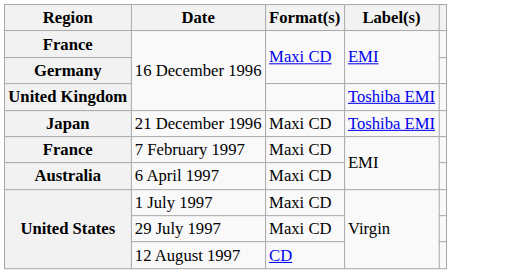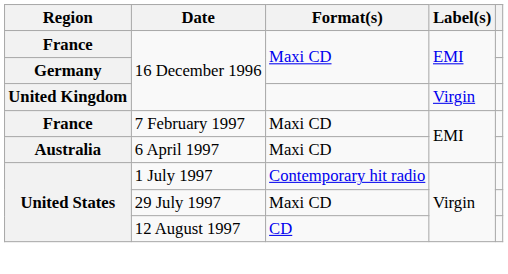(392, 96) Toshiba EMI -> (454, 96) Virgin
- row: (68, 123)
(300, 202) Maxi CD -> (347, 176) Contemporary hit radio
